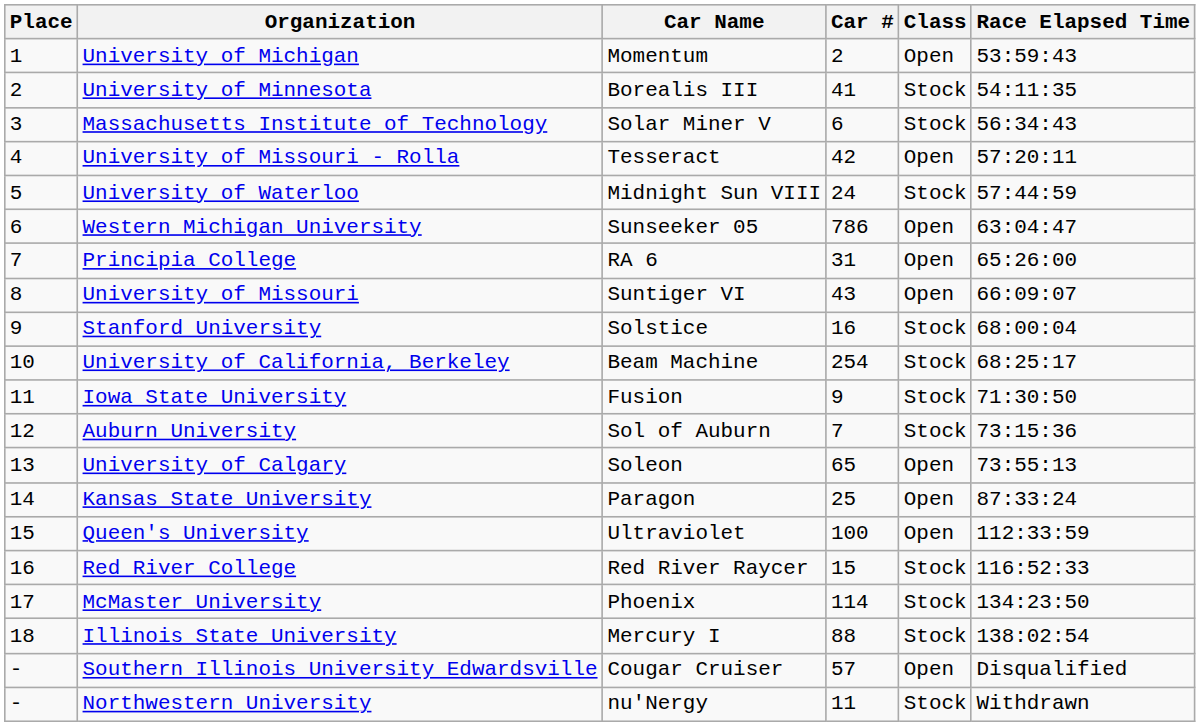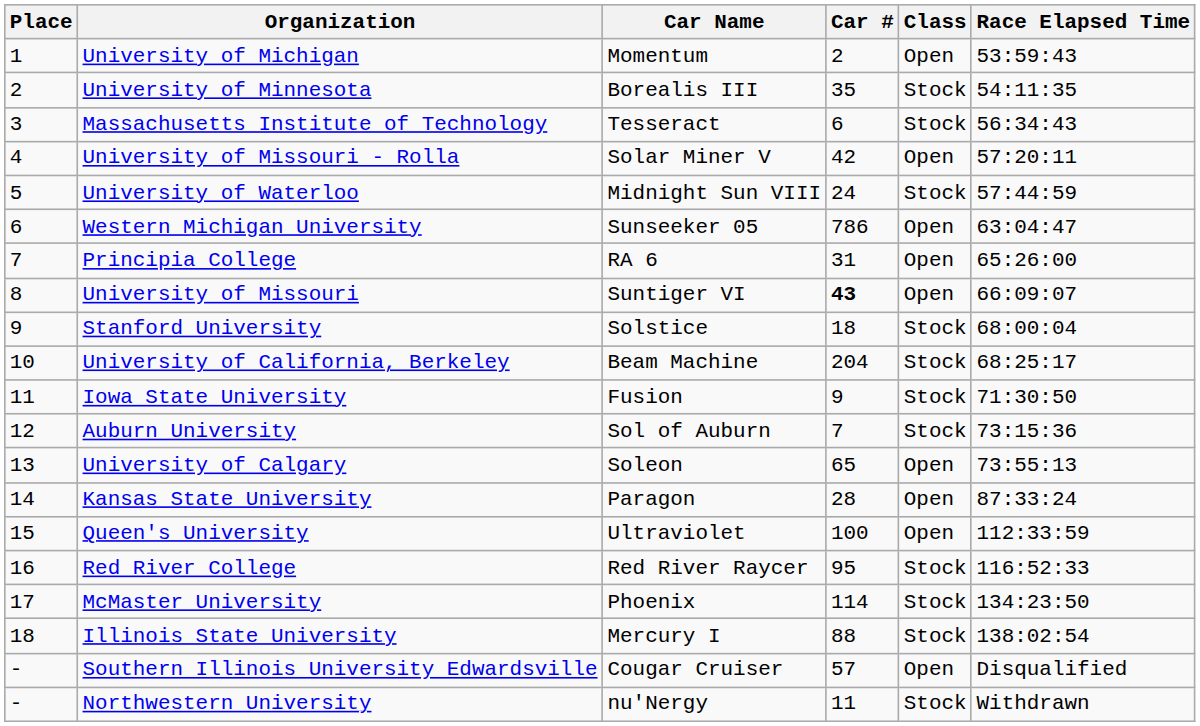(844, 90) 41 -> (844, 90) 35
(689, 124) Solar Miner V -> (664, 124) Tesseract
(664, 158) Tesseract -> (689, 158) Solar Miner V
(844, 295) normal -> (844, 295) bold
(844, 329) 16 -> (844, 329) 18
(850, 363) 254 -> (850, 363) 204
(844, 499) 25 -> (844, 499) 28
(844, 568) 15 -> (844, 568) 95
